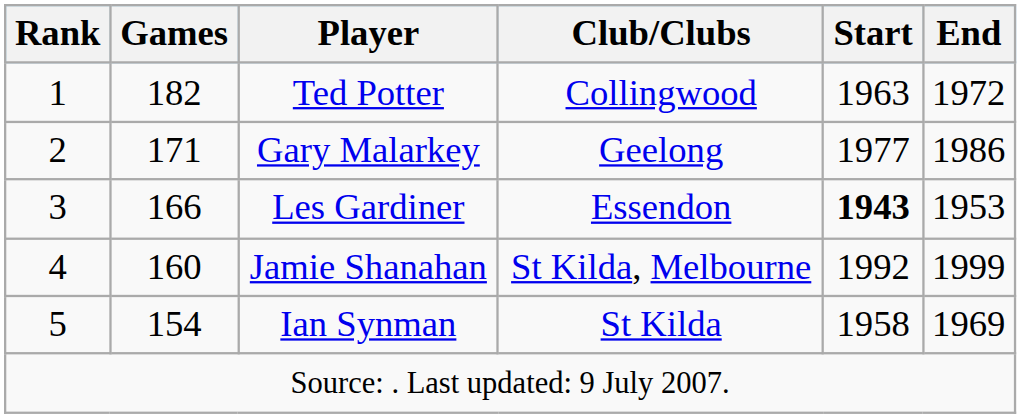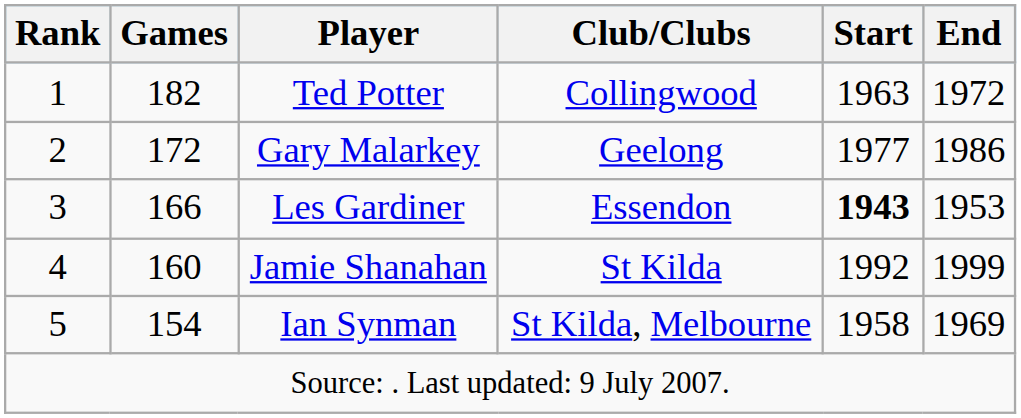(174, 149) 171 -> (174, 149) 172
(661, 265) St Kilda, Melbourne -> (661, 265) St Kilda
(661, 324) St Kilda -> (661, 324) St Kilda, Melbourne
